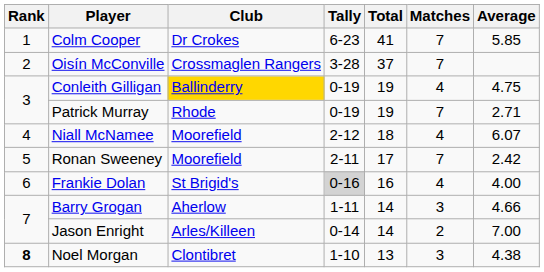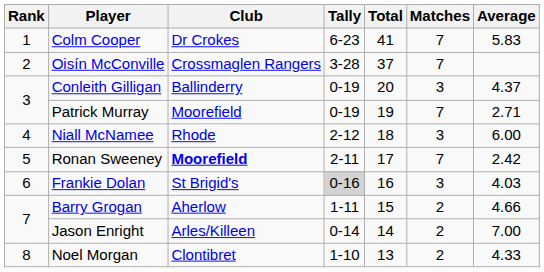(506, 40) 5.85 -> (506, 40) 5.83
(207, 87) gold background -> (207, 87) no background
(385, 87) 19 -> (385, 87) 20
(440, 87) 4 -> (440, 87) 3
(506, 87) 4.75 -> (506, 87) 4.37
(194, 111) Rhode -> (207, 111) Moorefield
(207, 135) Moorefield -> (194, 135) Rhode
(440, 135) 4 -> (440, 135) 3
(506, 135) 6.07 -> (506, 135) 6.00
(207, 159) normal -> (209, 159) bold
(440, 183) 4 -> (440, 183) 3
(506, 183) 4.00 -> (506, 183) 4.03
(385, 207) 14 -> (385, 207) 15
(440, 207) 3 -> (440, 207) 2
(26, 254) bold -> (26, 254) normal
(440, 254) 3 -> (440, 254) 2
(506, 254) 4.38 -> (506, 254) 4.33
